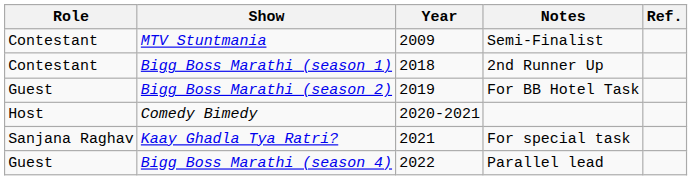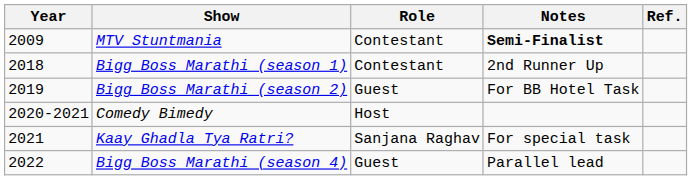columns swapped: (440, 17) <-> (71, 17)
(545, 41) normal -> (545, 41) bold
